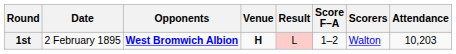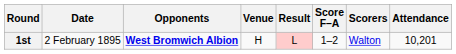(258, 40) bold -> (258, 40) normal
(421, 40) 10,203 -> (421, 40) 10,201
